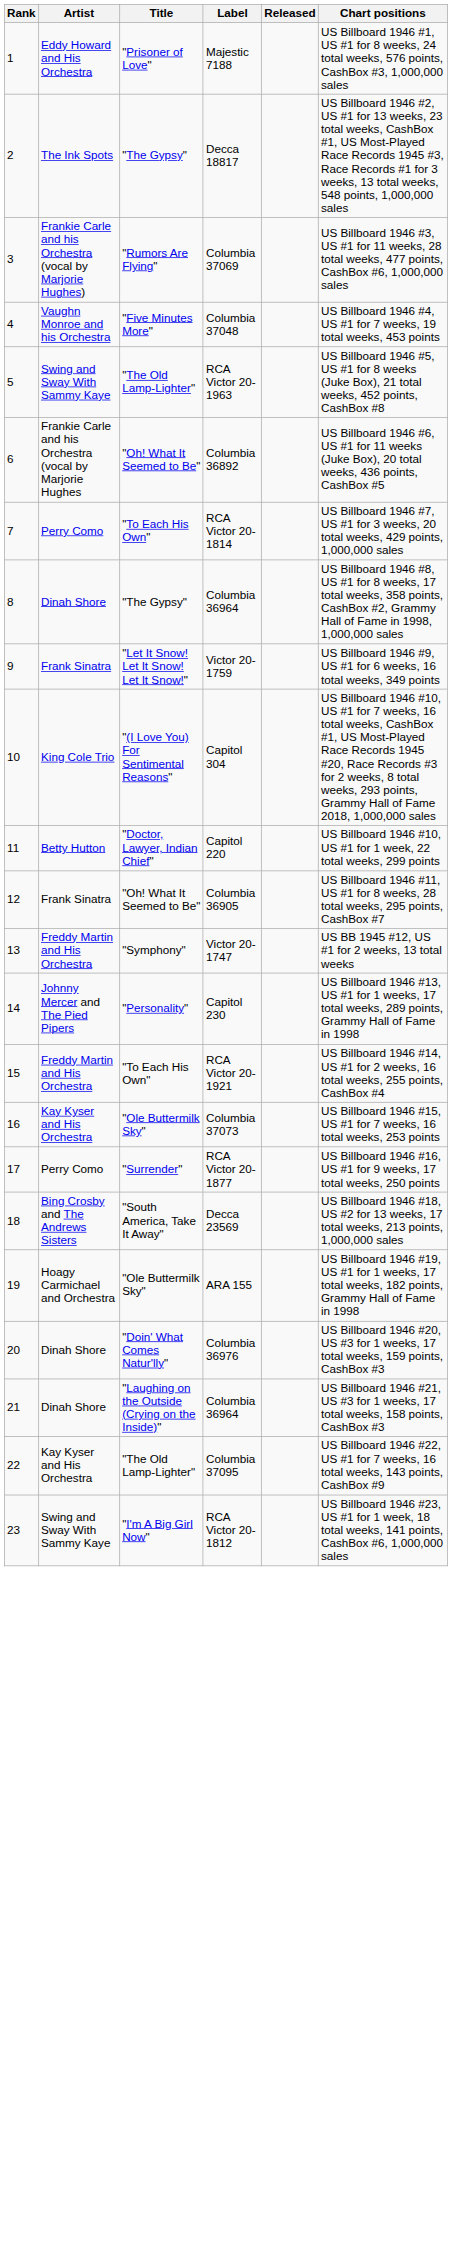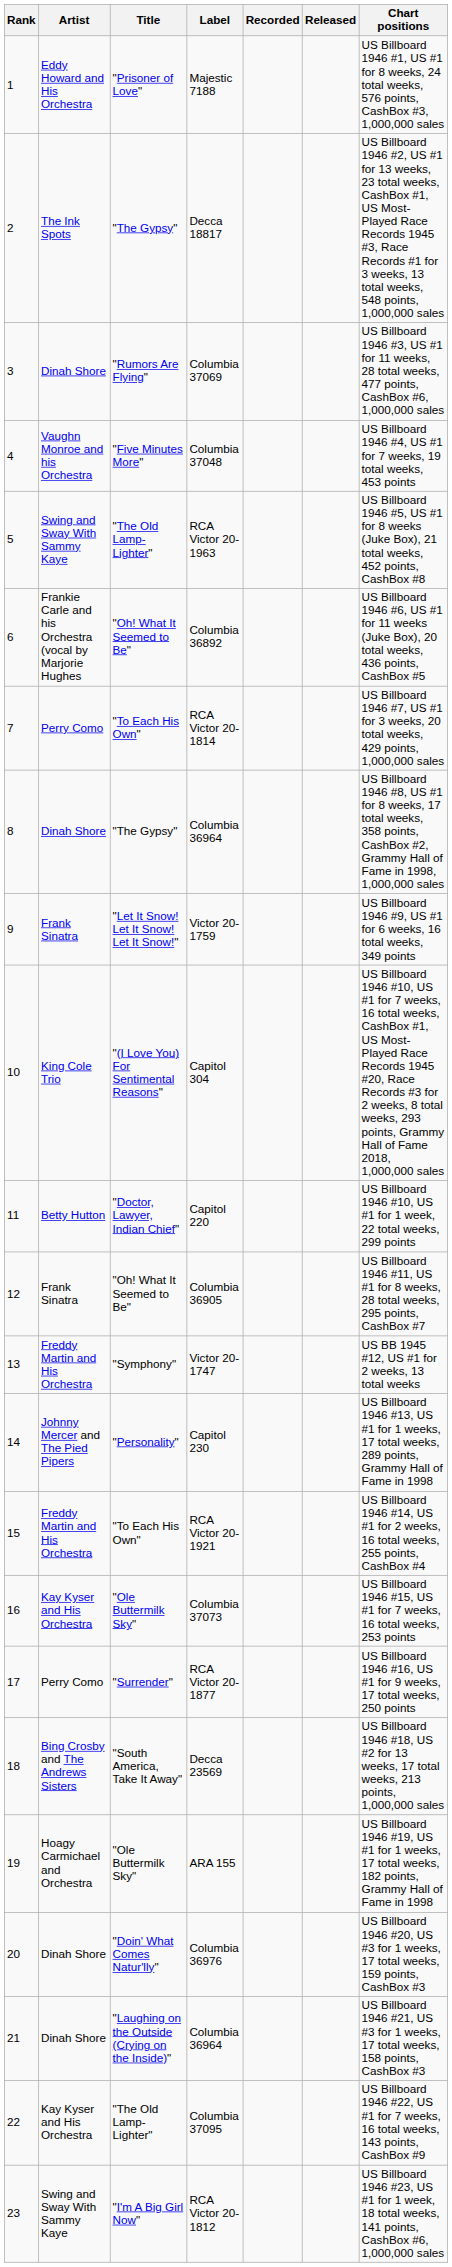+ column: (273, 20)
(76, 259) Frankie Carle and his Orchestra (vocal by Marjorie Hughes) -> (73, 371) Dinah Shore
